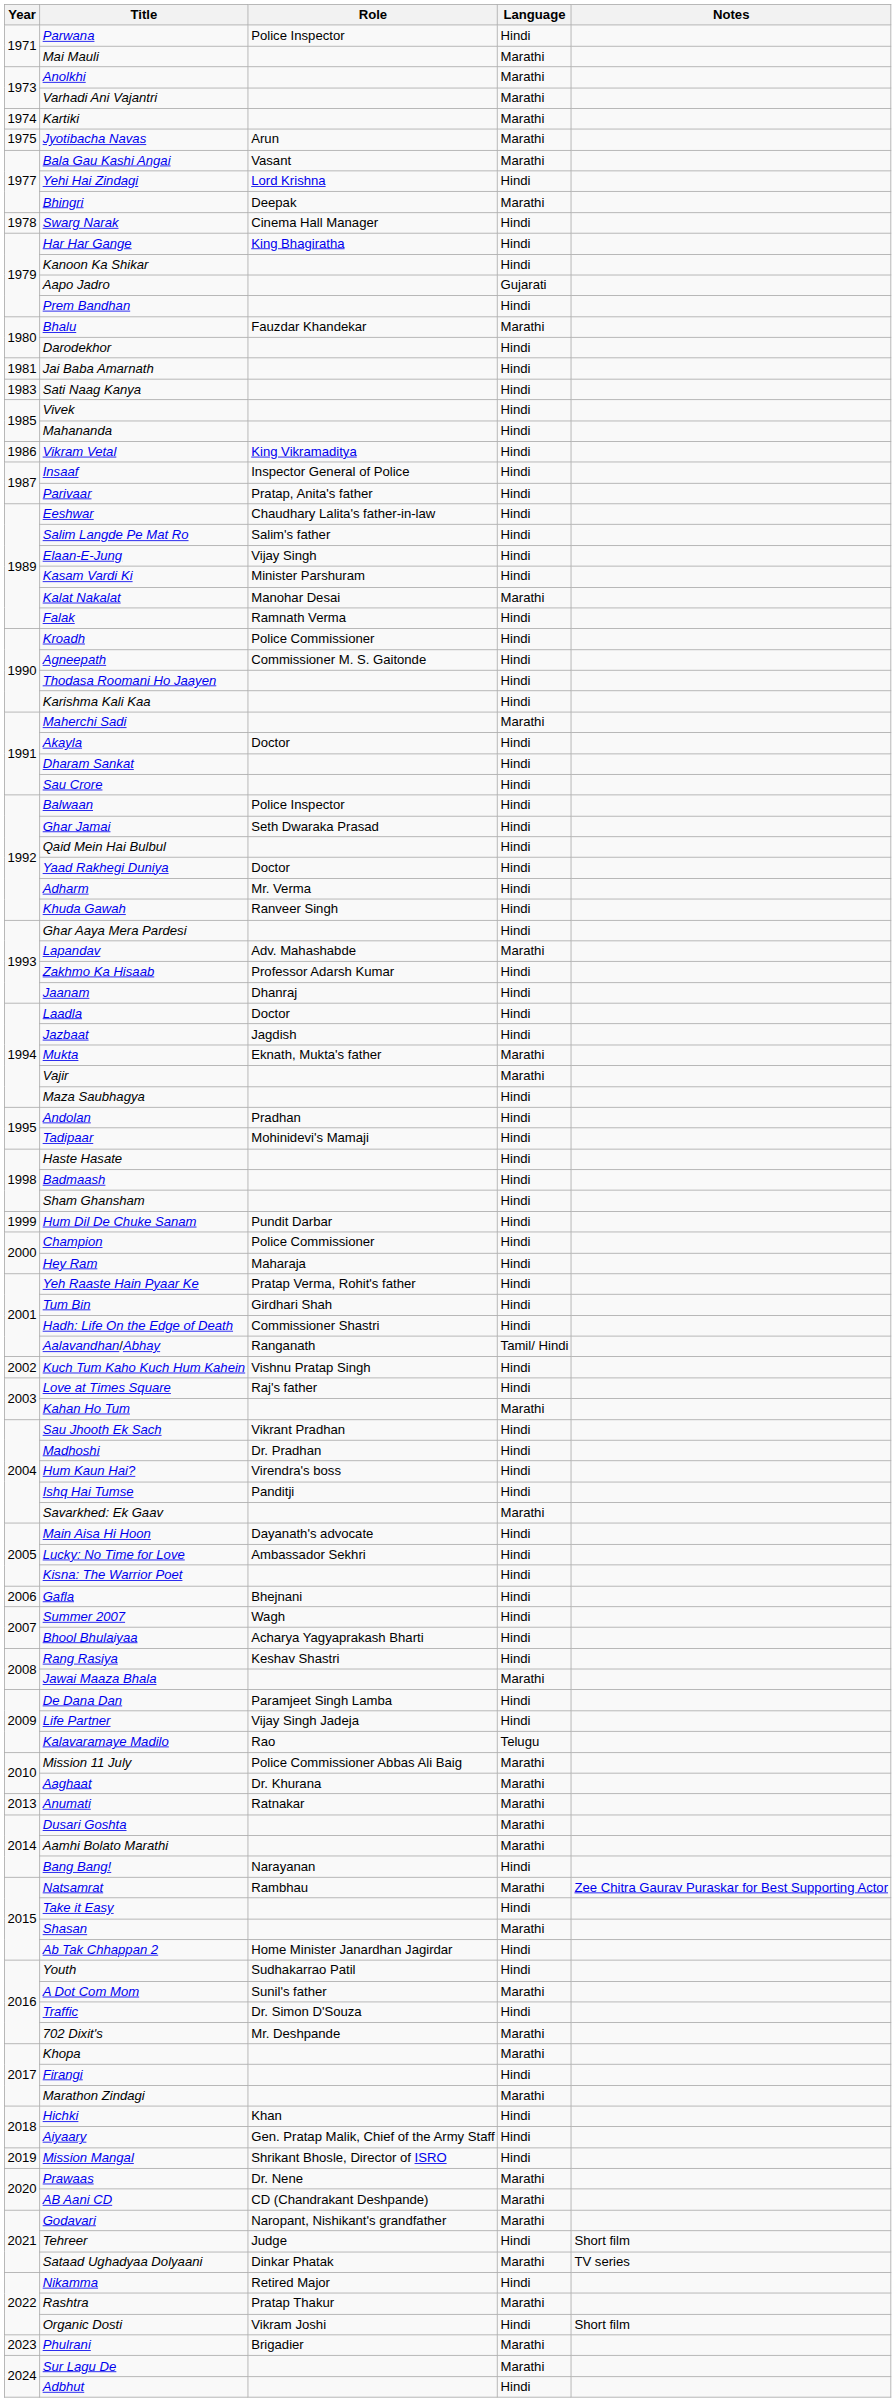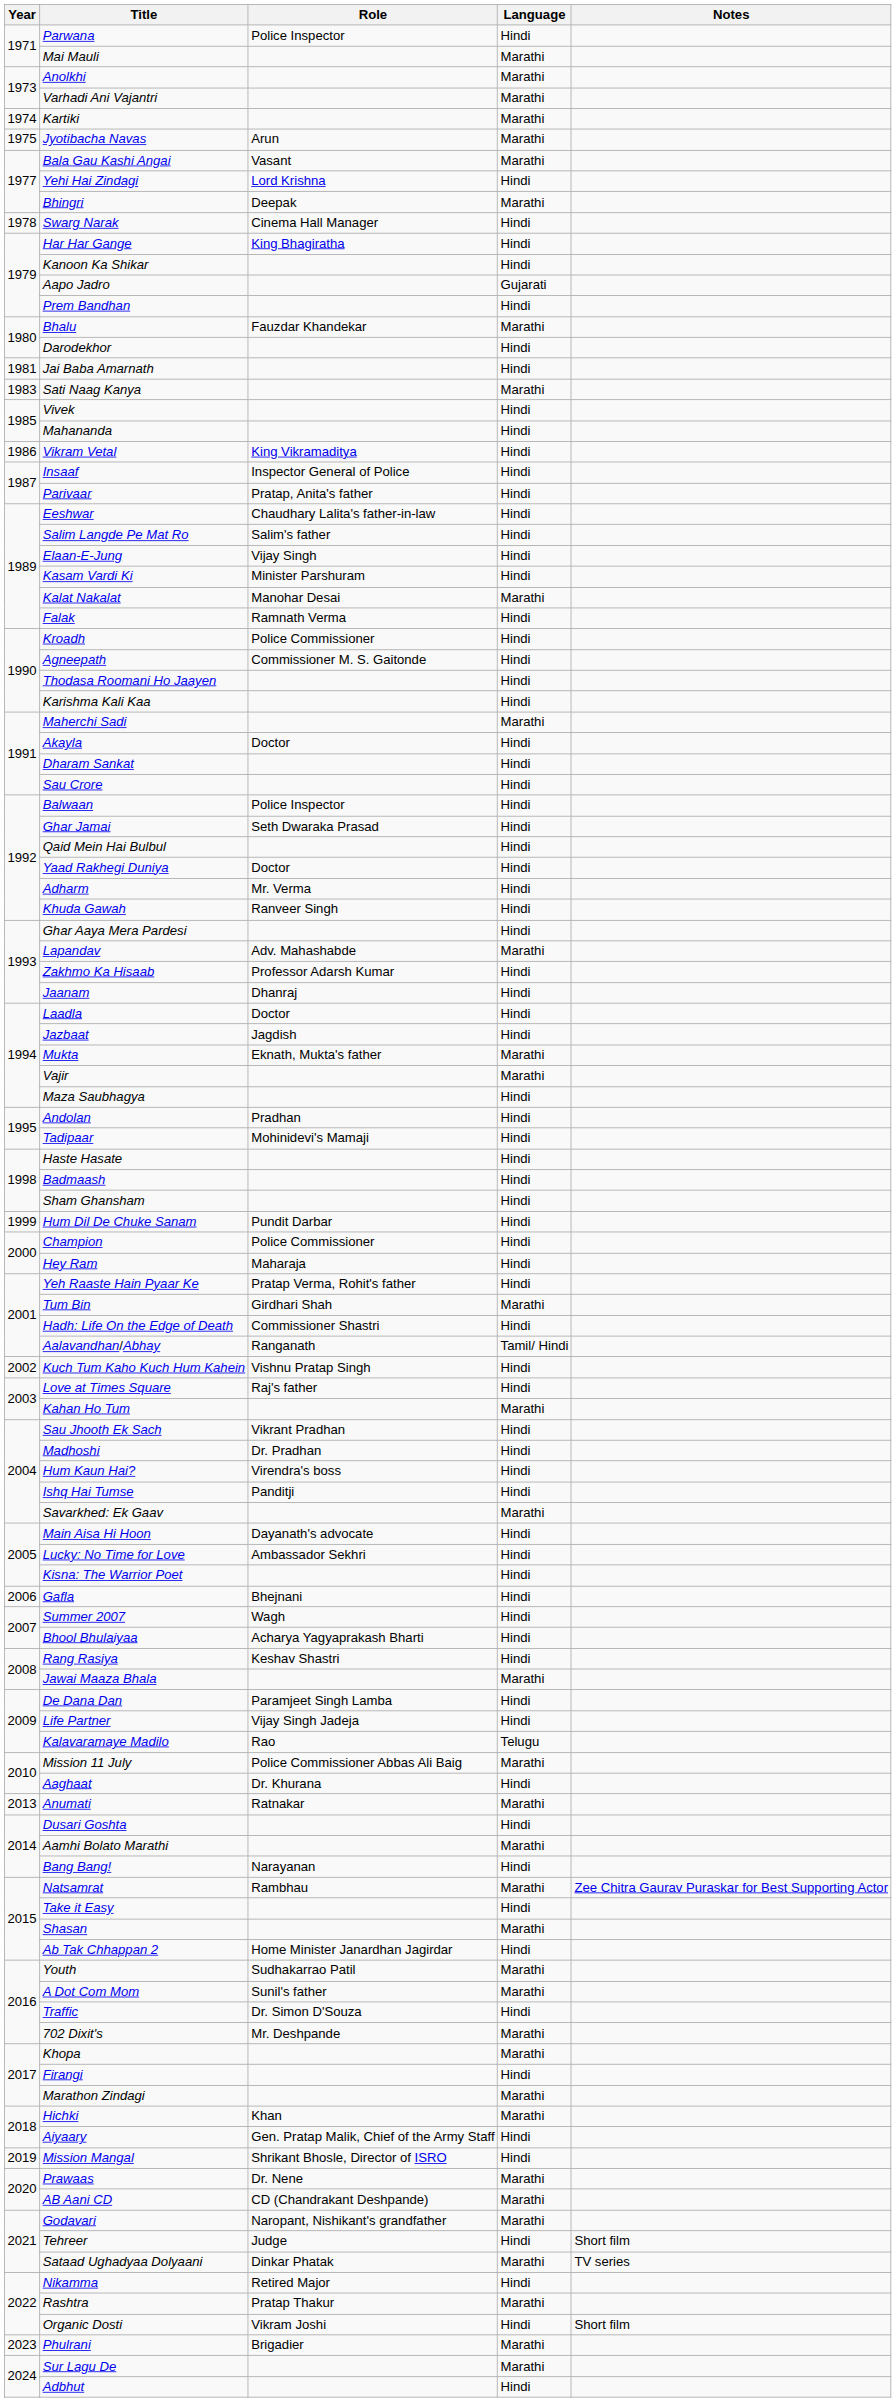(516, 389) Hindi -> (522, 389) Marathi
(516, 1304) Hindi -> (522, 1304) Marathi
(522, 1783) Marathi -> (516, 1783) Hindi
(522, 1825) Marathi -> (516, 1825) Hindi
(516, 1970) Hindi -> (522, 1970) Marathi
(516, 2116) Hindi -> (522, 2116) Marathi
